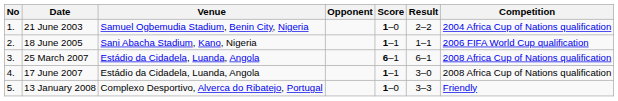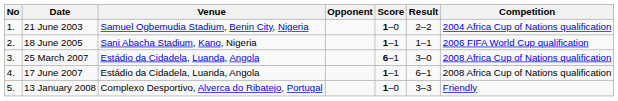(424, 57) 6–1 -> (424, 57) 3–0
(424, 72) 3–0 -> (424, 72) 6–1
